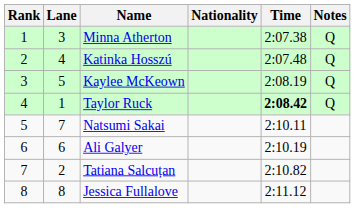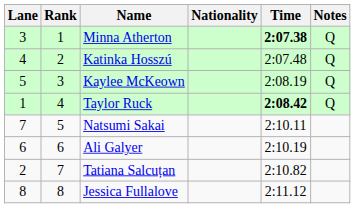columns swapped: (24, 15) <-> (62, 15)
(286, 37) normal -> (286, 37) bold
